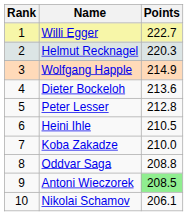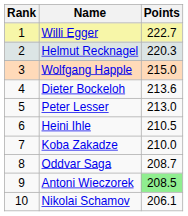(162, 70) 214.9 -> (162, 70) 215.0
(162, 107) 212.8 -> (162, 107) 213.0
(162, 164) 208.8 -> (162, 164) 208.7
